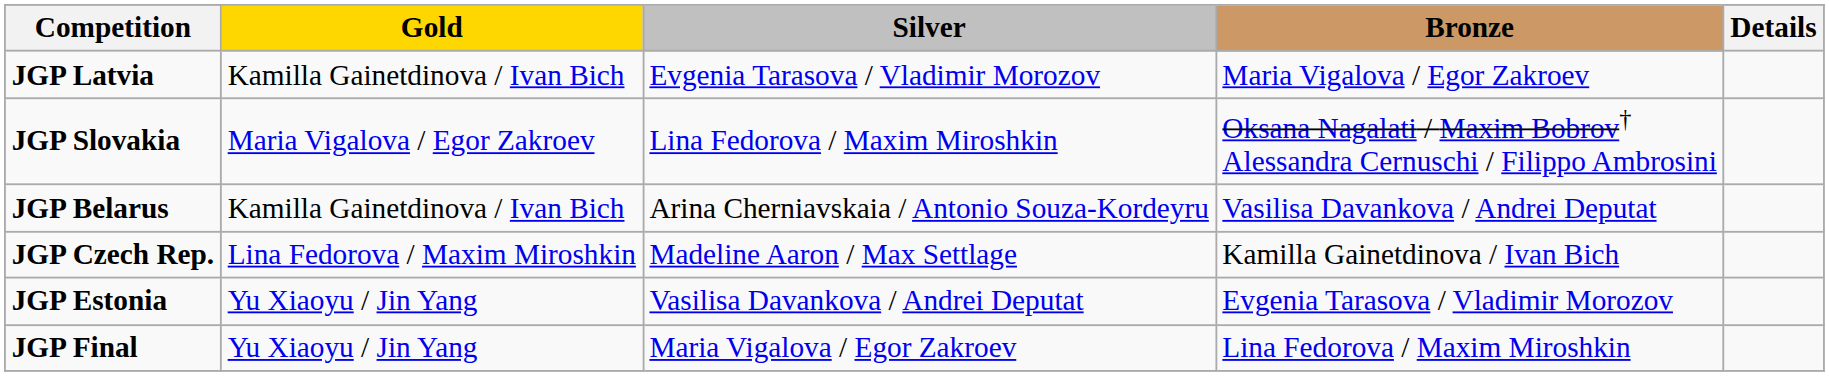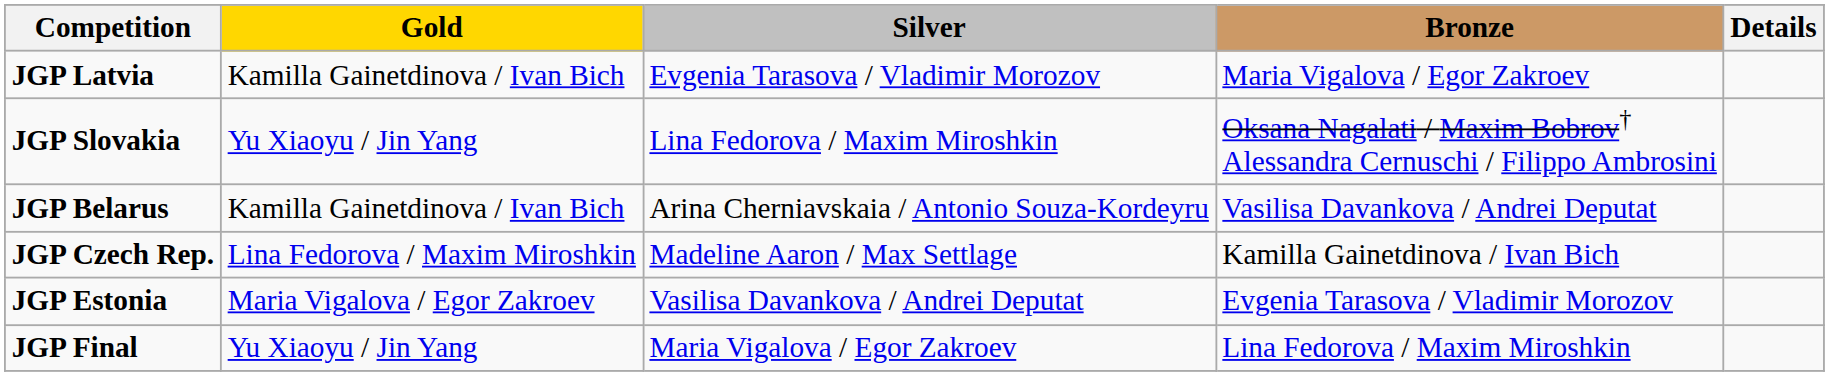(411, 141) Maria Vigalova / Egor Zakroev -> (353, 141) Yu Xiaoyu / Jin Yang
(353, 300) Yu Xiaoyu / Jin Yang -> (411, 300) Maria Vigalova / Egor Zakroev
